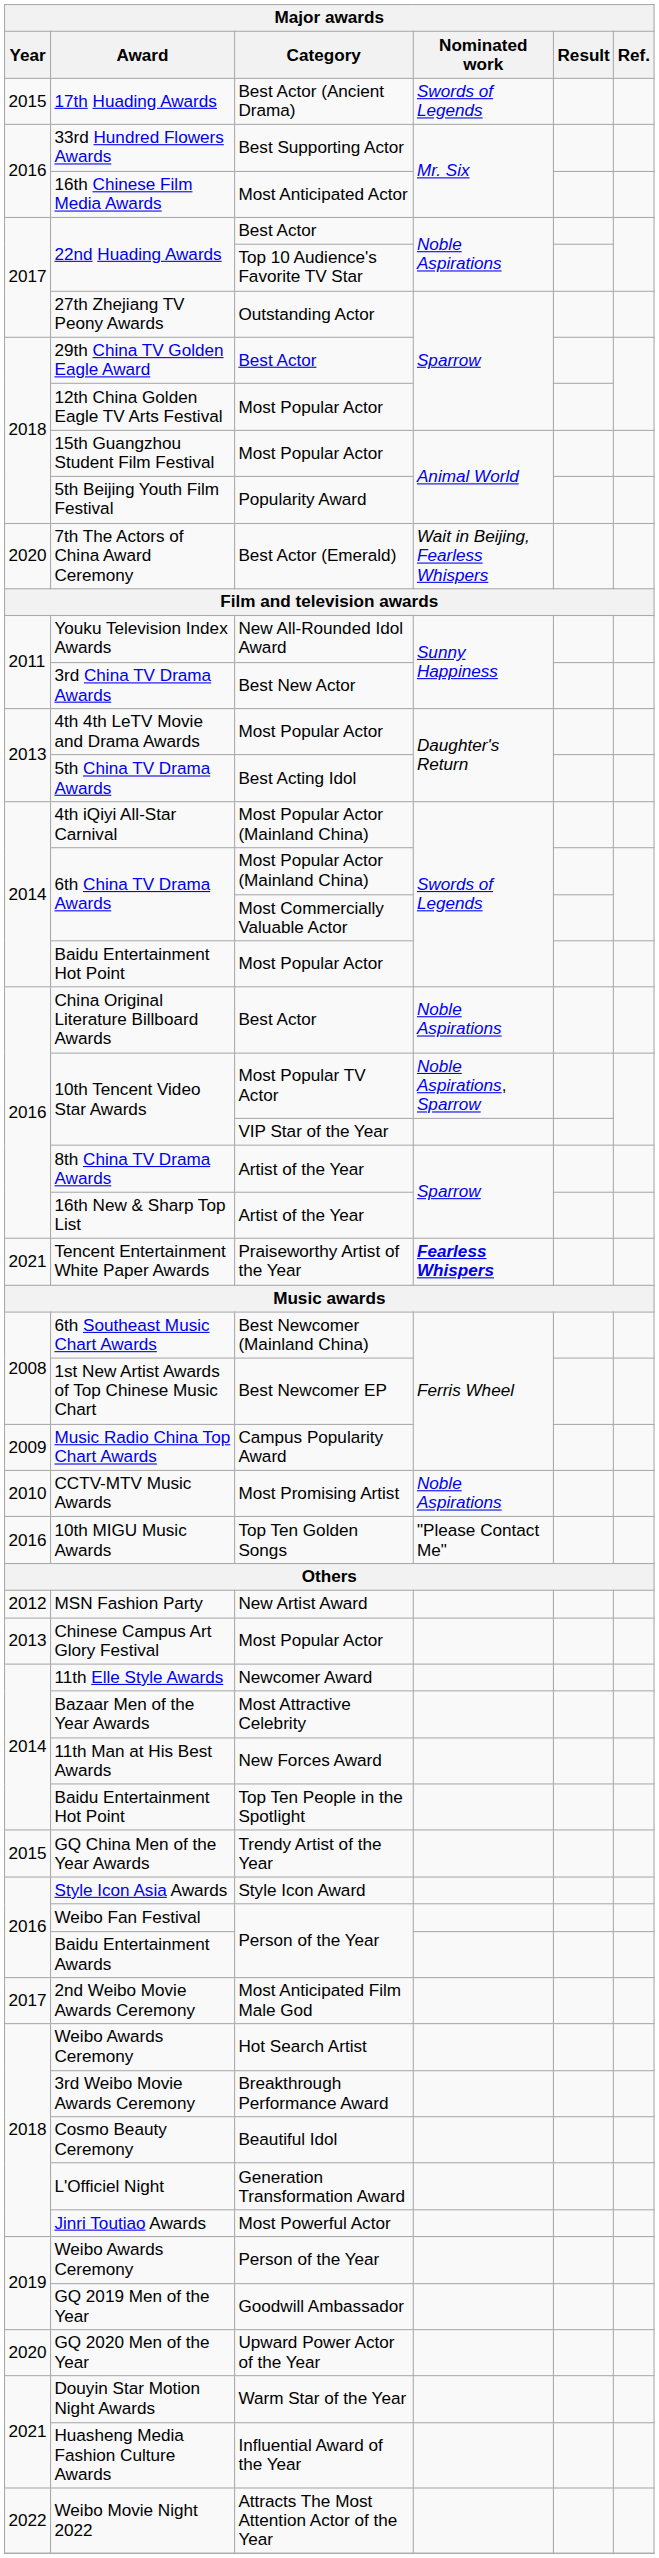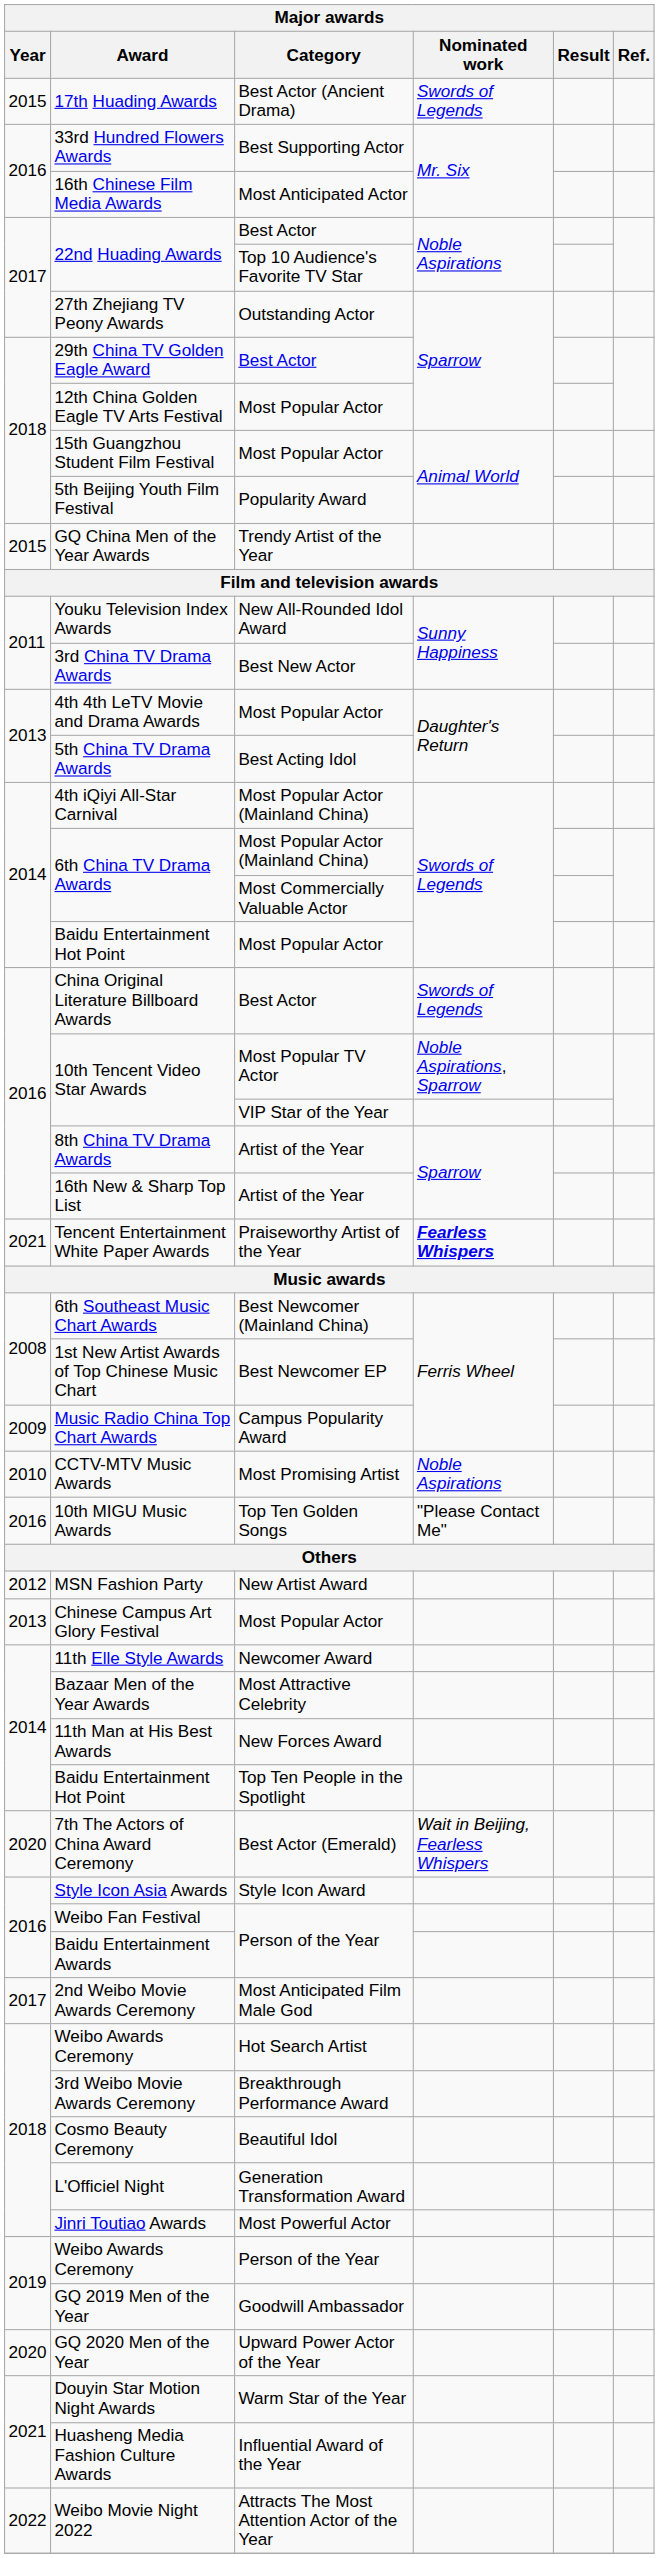rows swapped: (119, 555) <-> (135, 1853)
(459, 1019) Noble Aspirations -> (455, 1000) Swords of Legends
